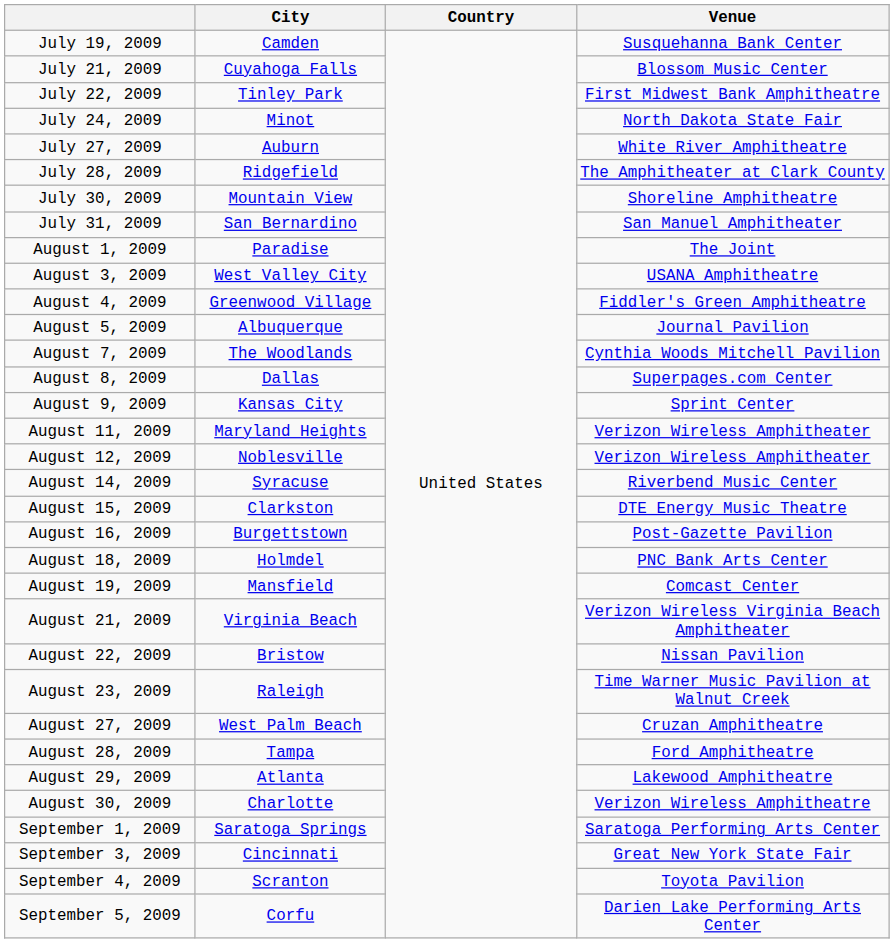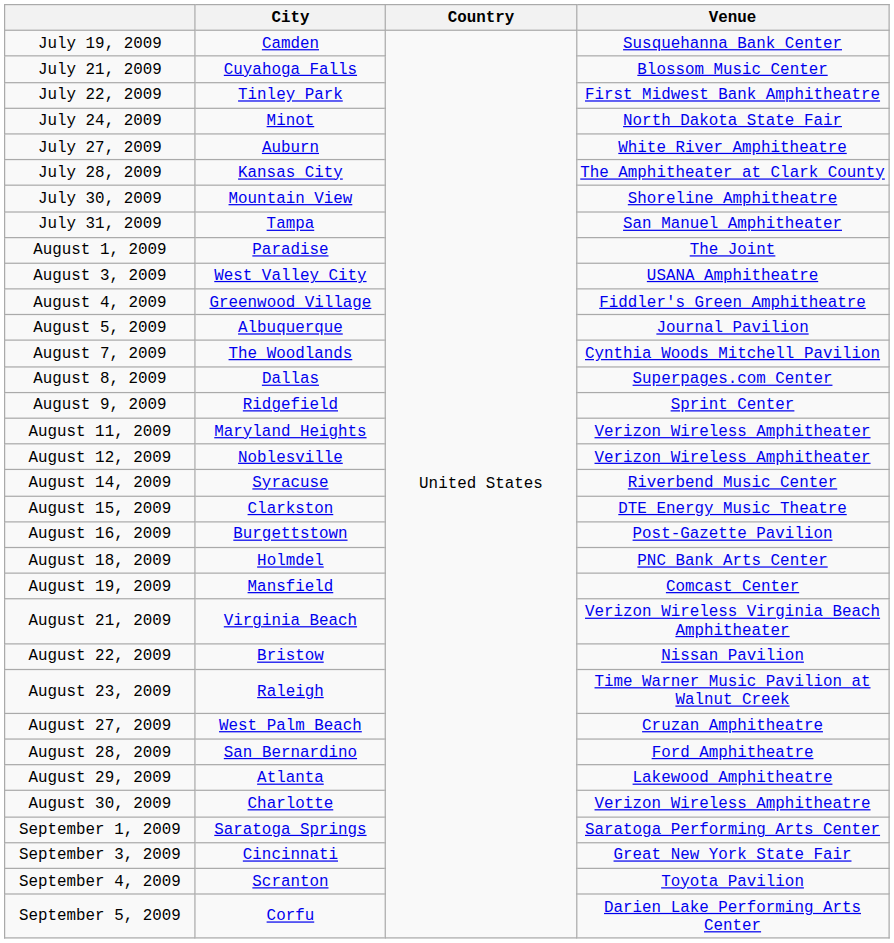(290, 173) Ridgefield -> (290, 173) Kansas City
(290, 224) San Bernardino -> (290, 224) Tampa
(290, 405) Kansas City -> (290, 405) Ridgefield
(290, 752) Tampa -> (290, 752) San Bernardino
